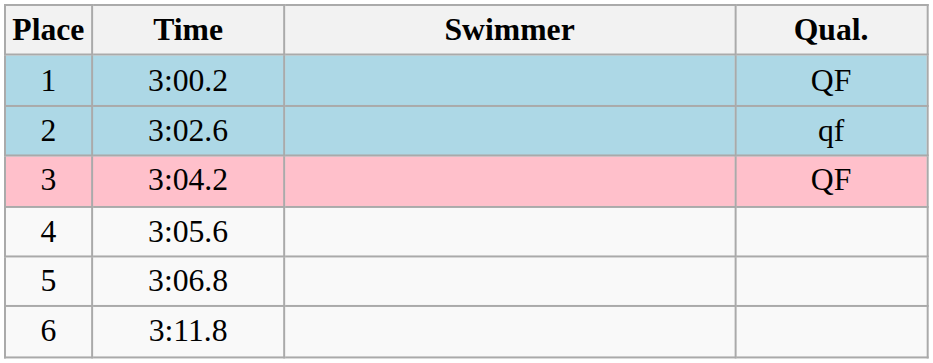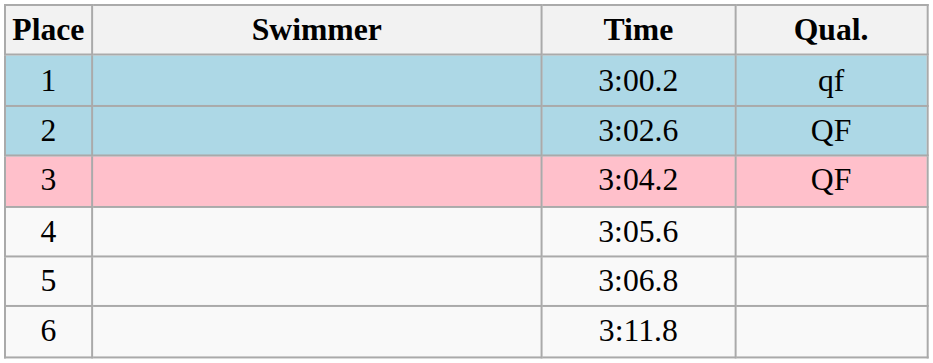columns swapped: (510, 29) <-> (188, 29)
(831, 79) QF -> (831, 79) qf
(831, 130) qf -> (831, 130) QF
